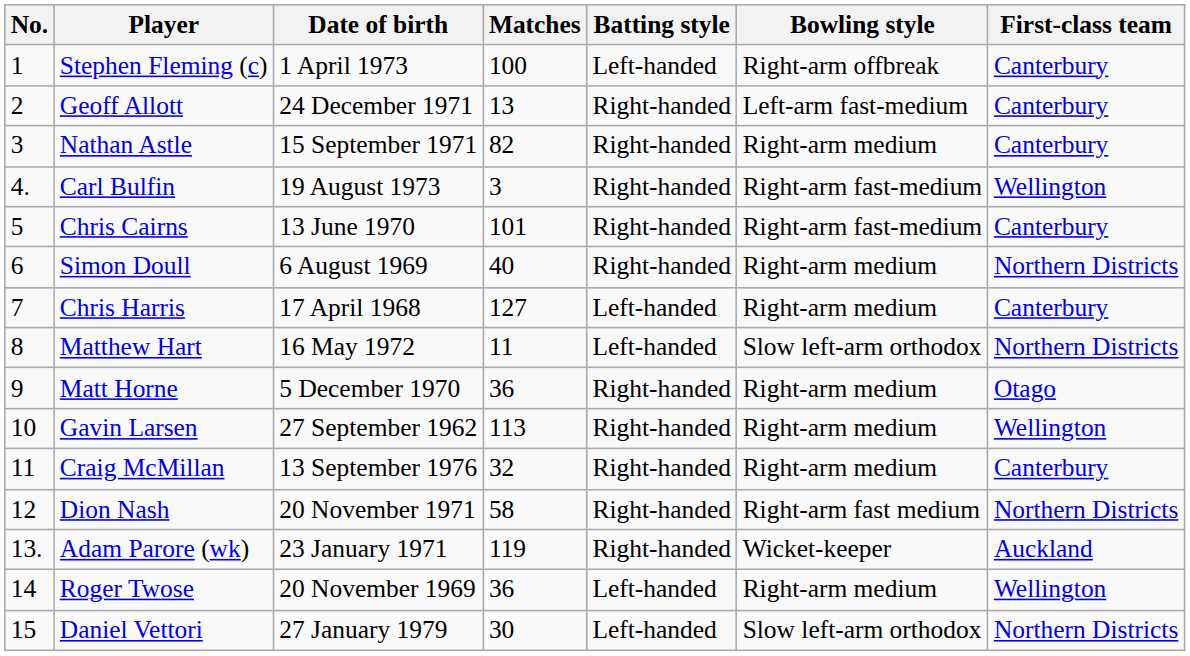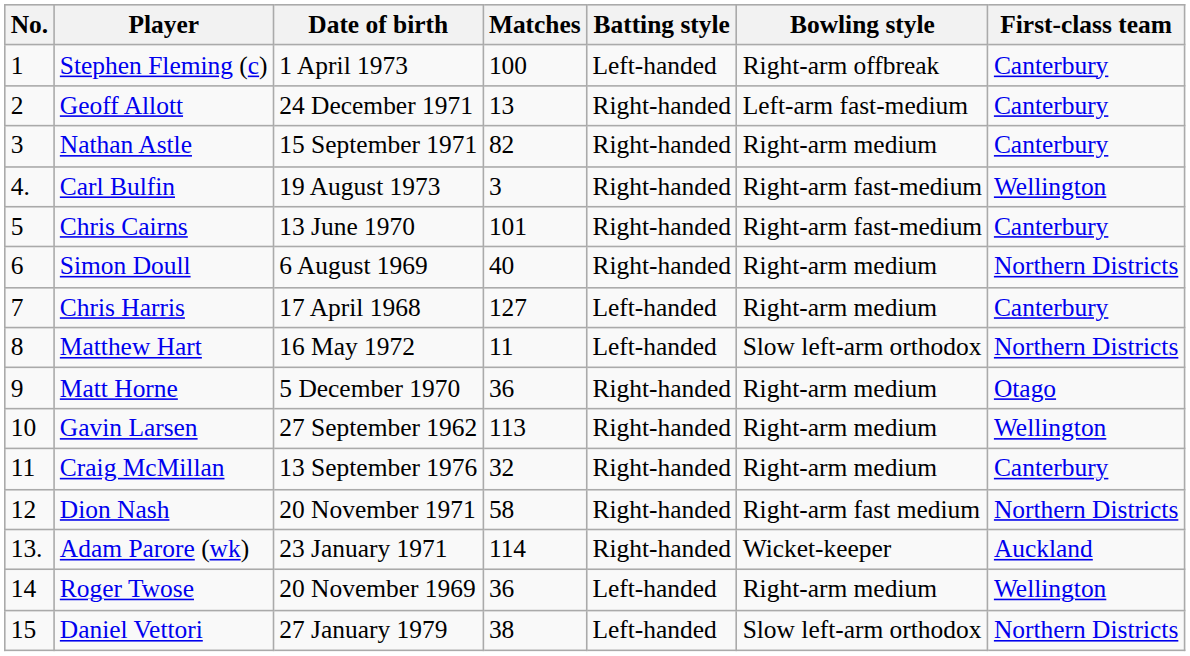(507, 549) 119 -> (507, 549) 114
(502, 629) 30 -> (502, 629) 38
